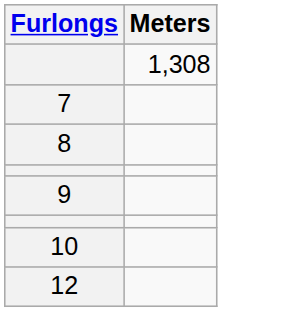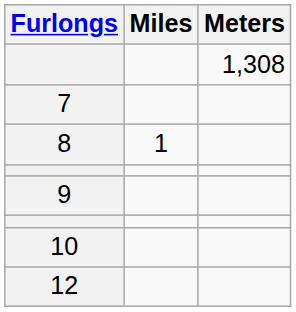+ column: (161, 24)
